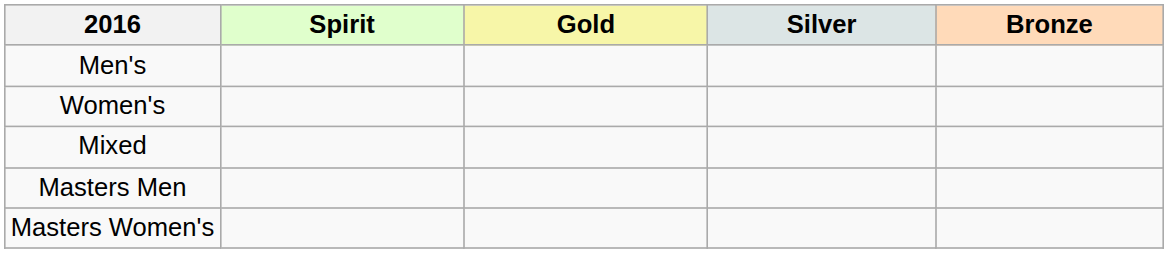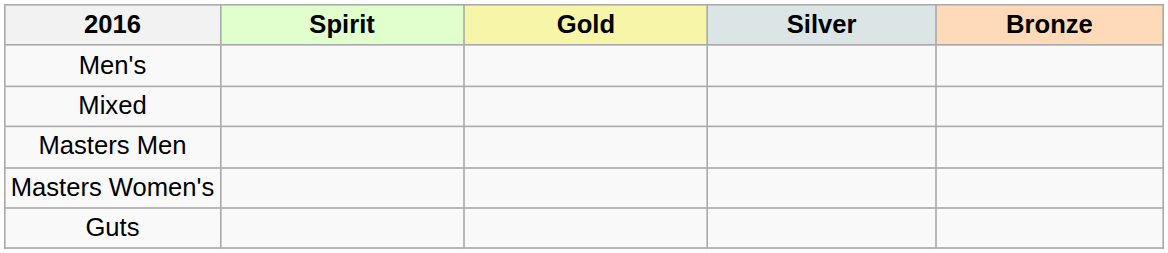- row: (112, 106)
+ row: (112, 227)
